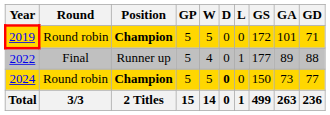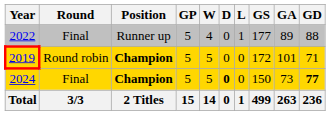rows swapped: (22, 36) <-> (22, 59)
(76, 79) Round robin -> (76, 79) Final
(312, 79) normal -> (312, 79) bold
